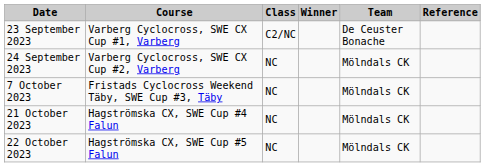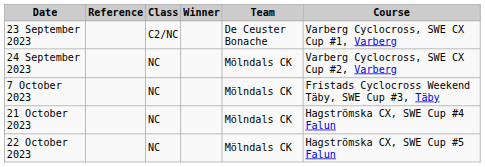columns swapped: (174, 13) <-> (450, 13)
